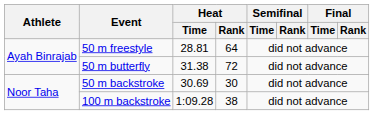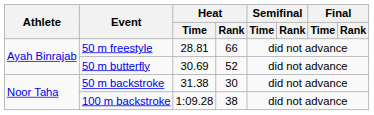(231, 48) 64 -> (231, 48) 66
(195, 66) 31.38 -> (195, 66) 30.69
(231, 66) 72 -> (231, 66) 52
(195, 84) 30.69 -> (195, 84) 31.38
